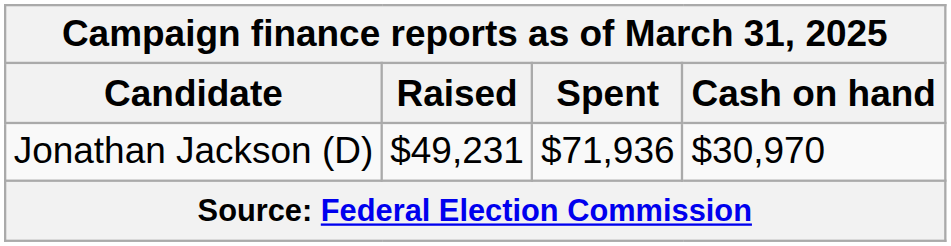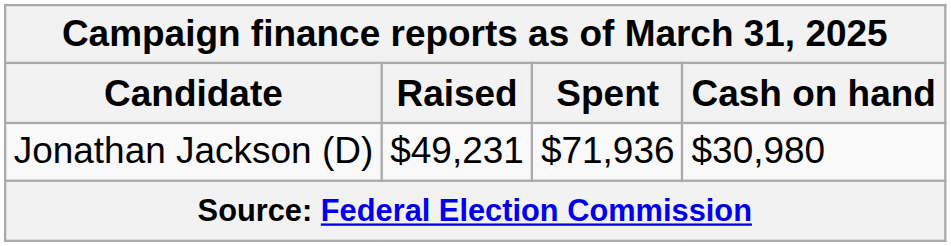(758, 151) $30,970 -> (758, 151) $30,980
